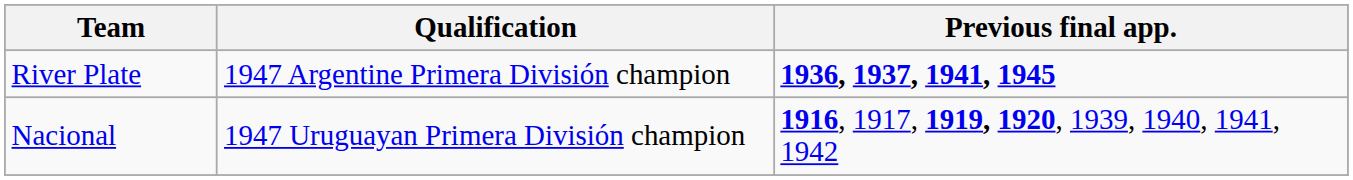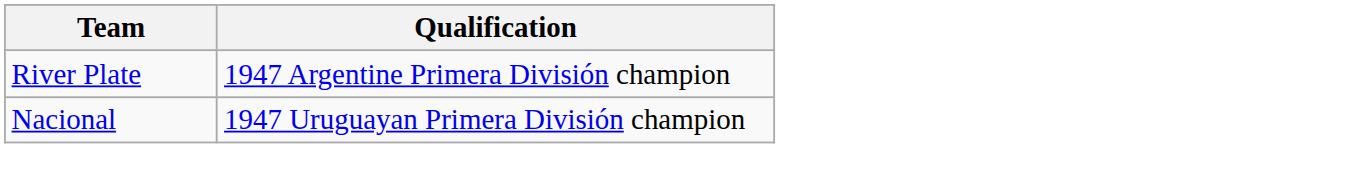- column: (1061, 27)
